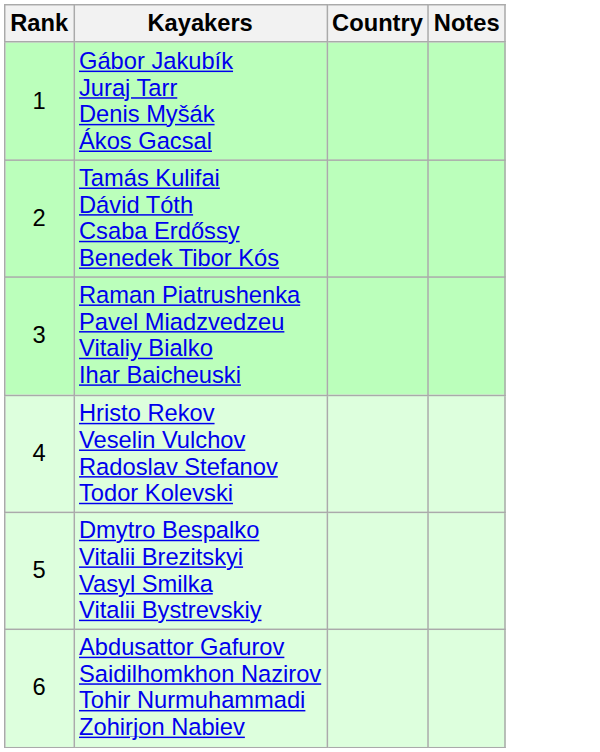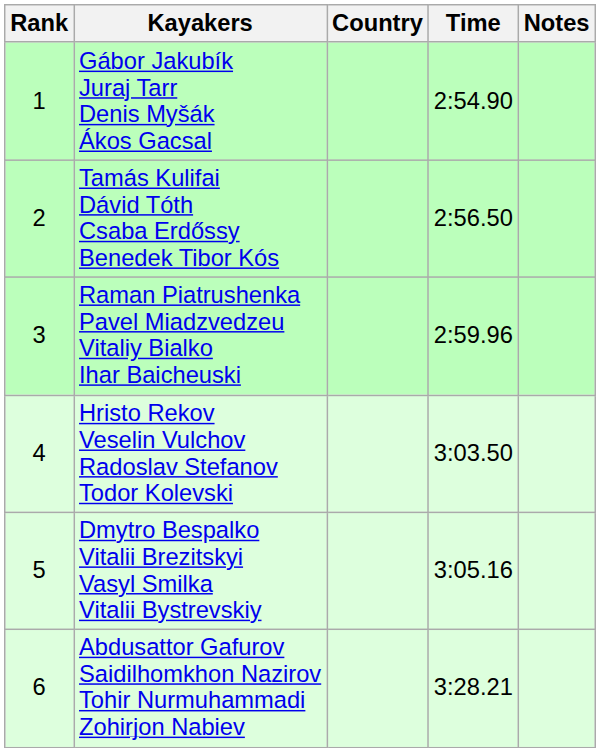+ column: (473, 23)
